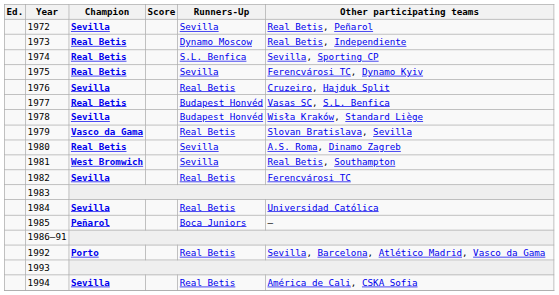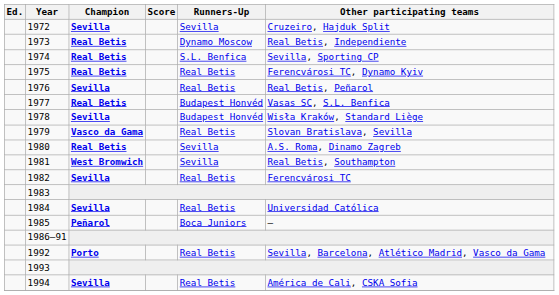(320, 27) Real Betis, Peñarol -> (329, 27) Cruzeiro, Hajduk Split
(199, 72) Sevilla -> (208, 72) Real Betis
(329, 87) Cruzeiro, Hajduk Split -> (320, 87) Real Betis, Peñarol
